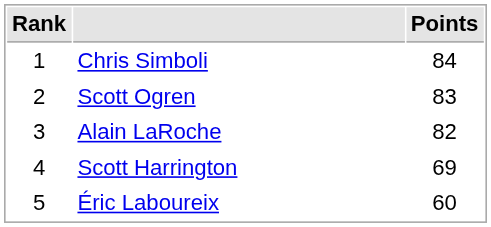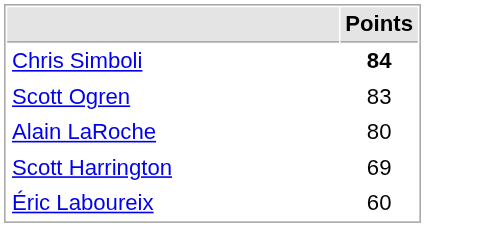- column: (39, 24)
(445, 61) normal -> (379, 61) bold
(445, 132) 82 -> (379, 132) 80
